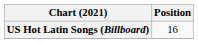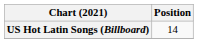(173, 30) 16 -> (173, 30) 14
